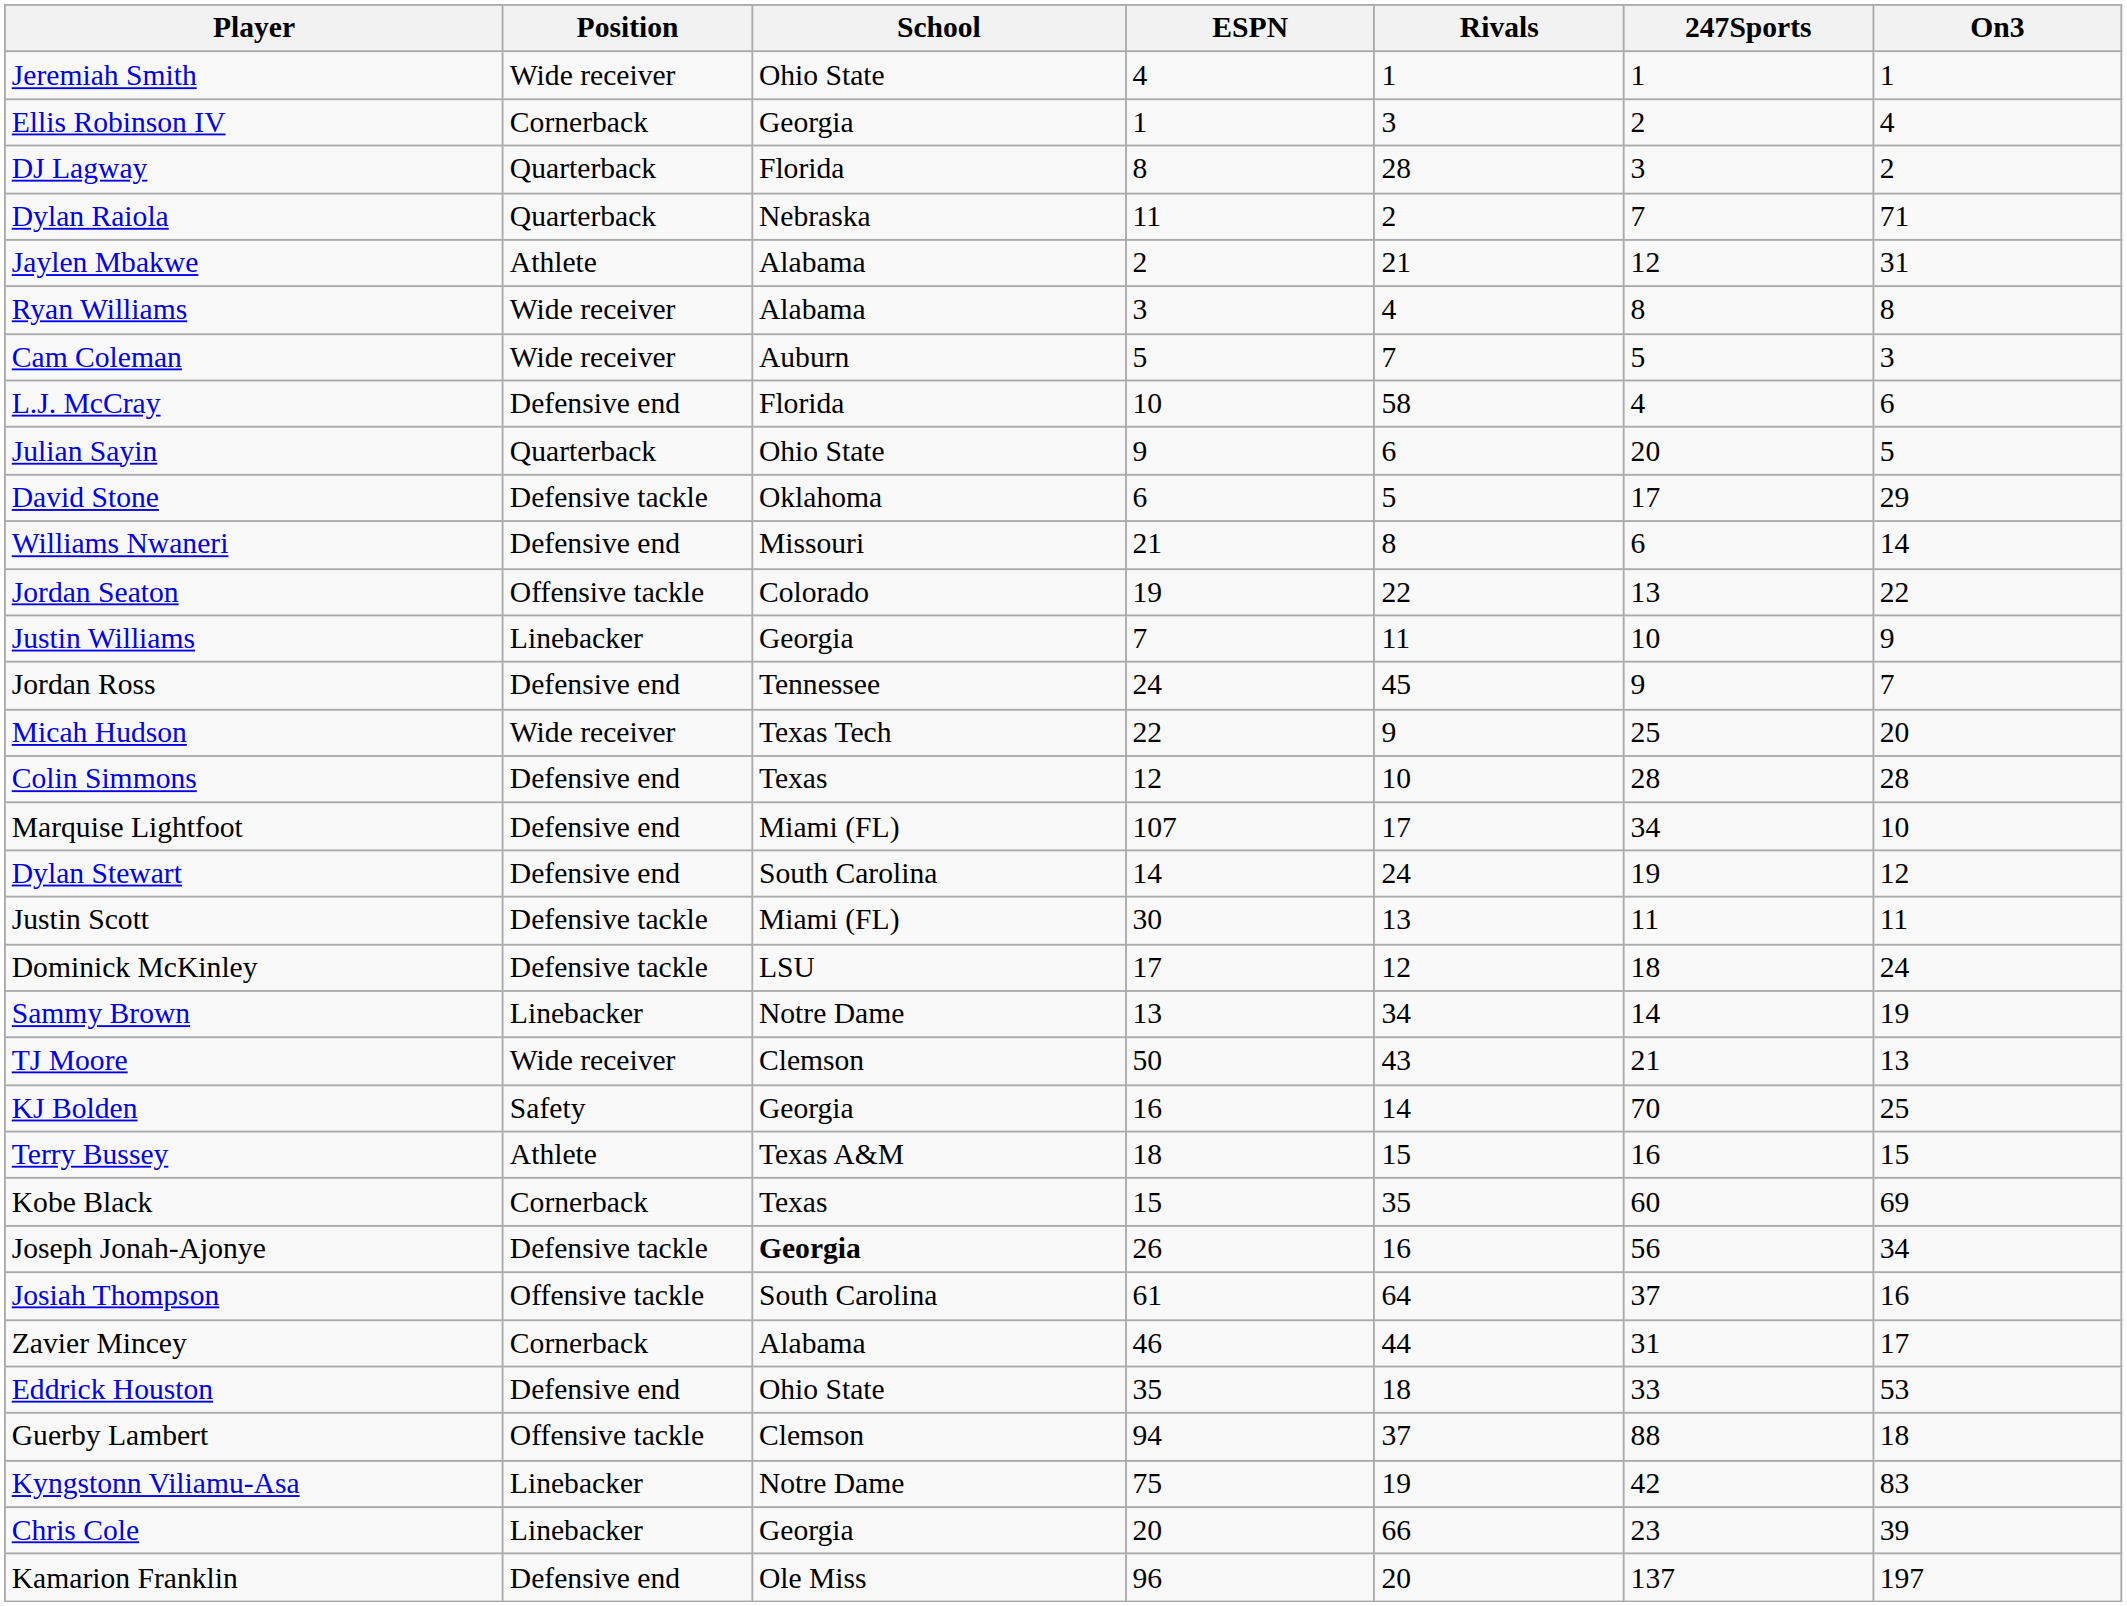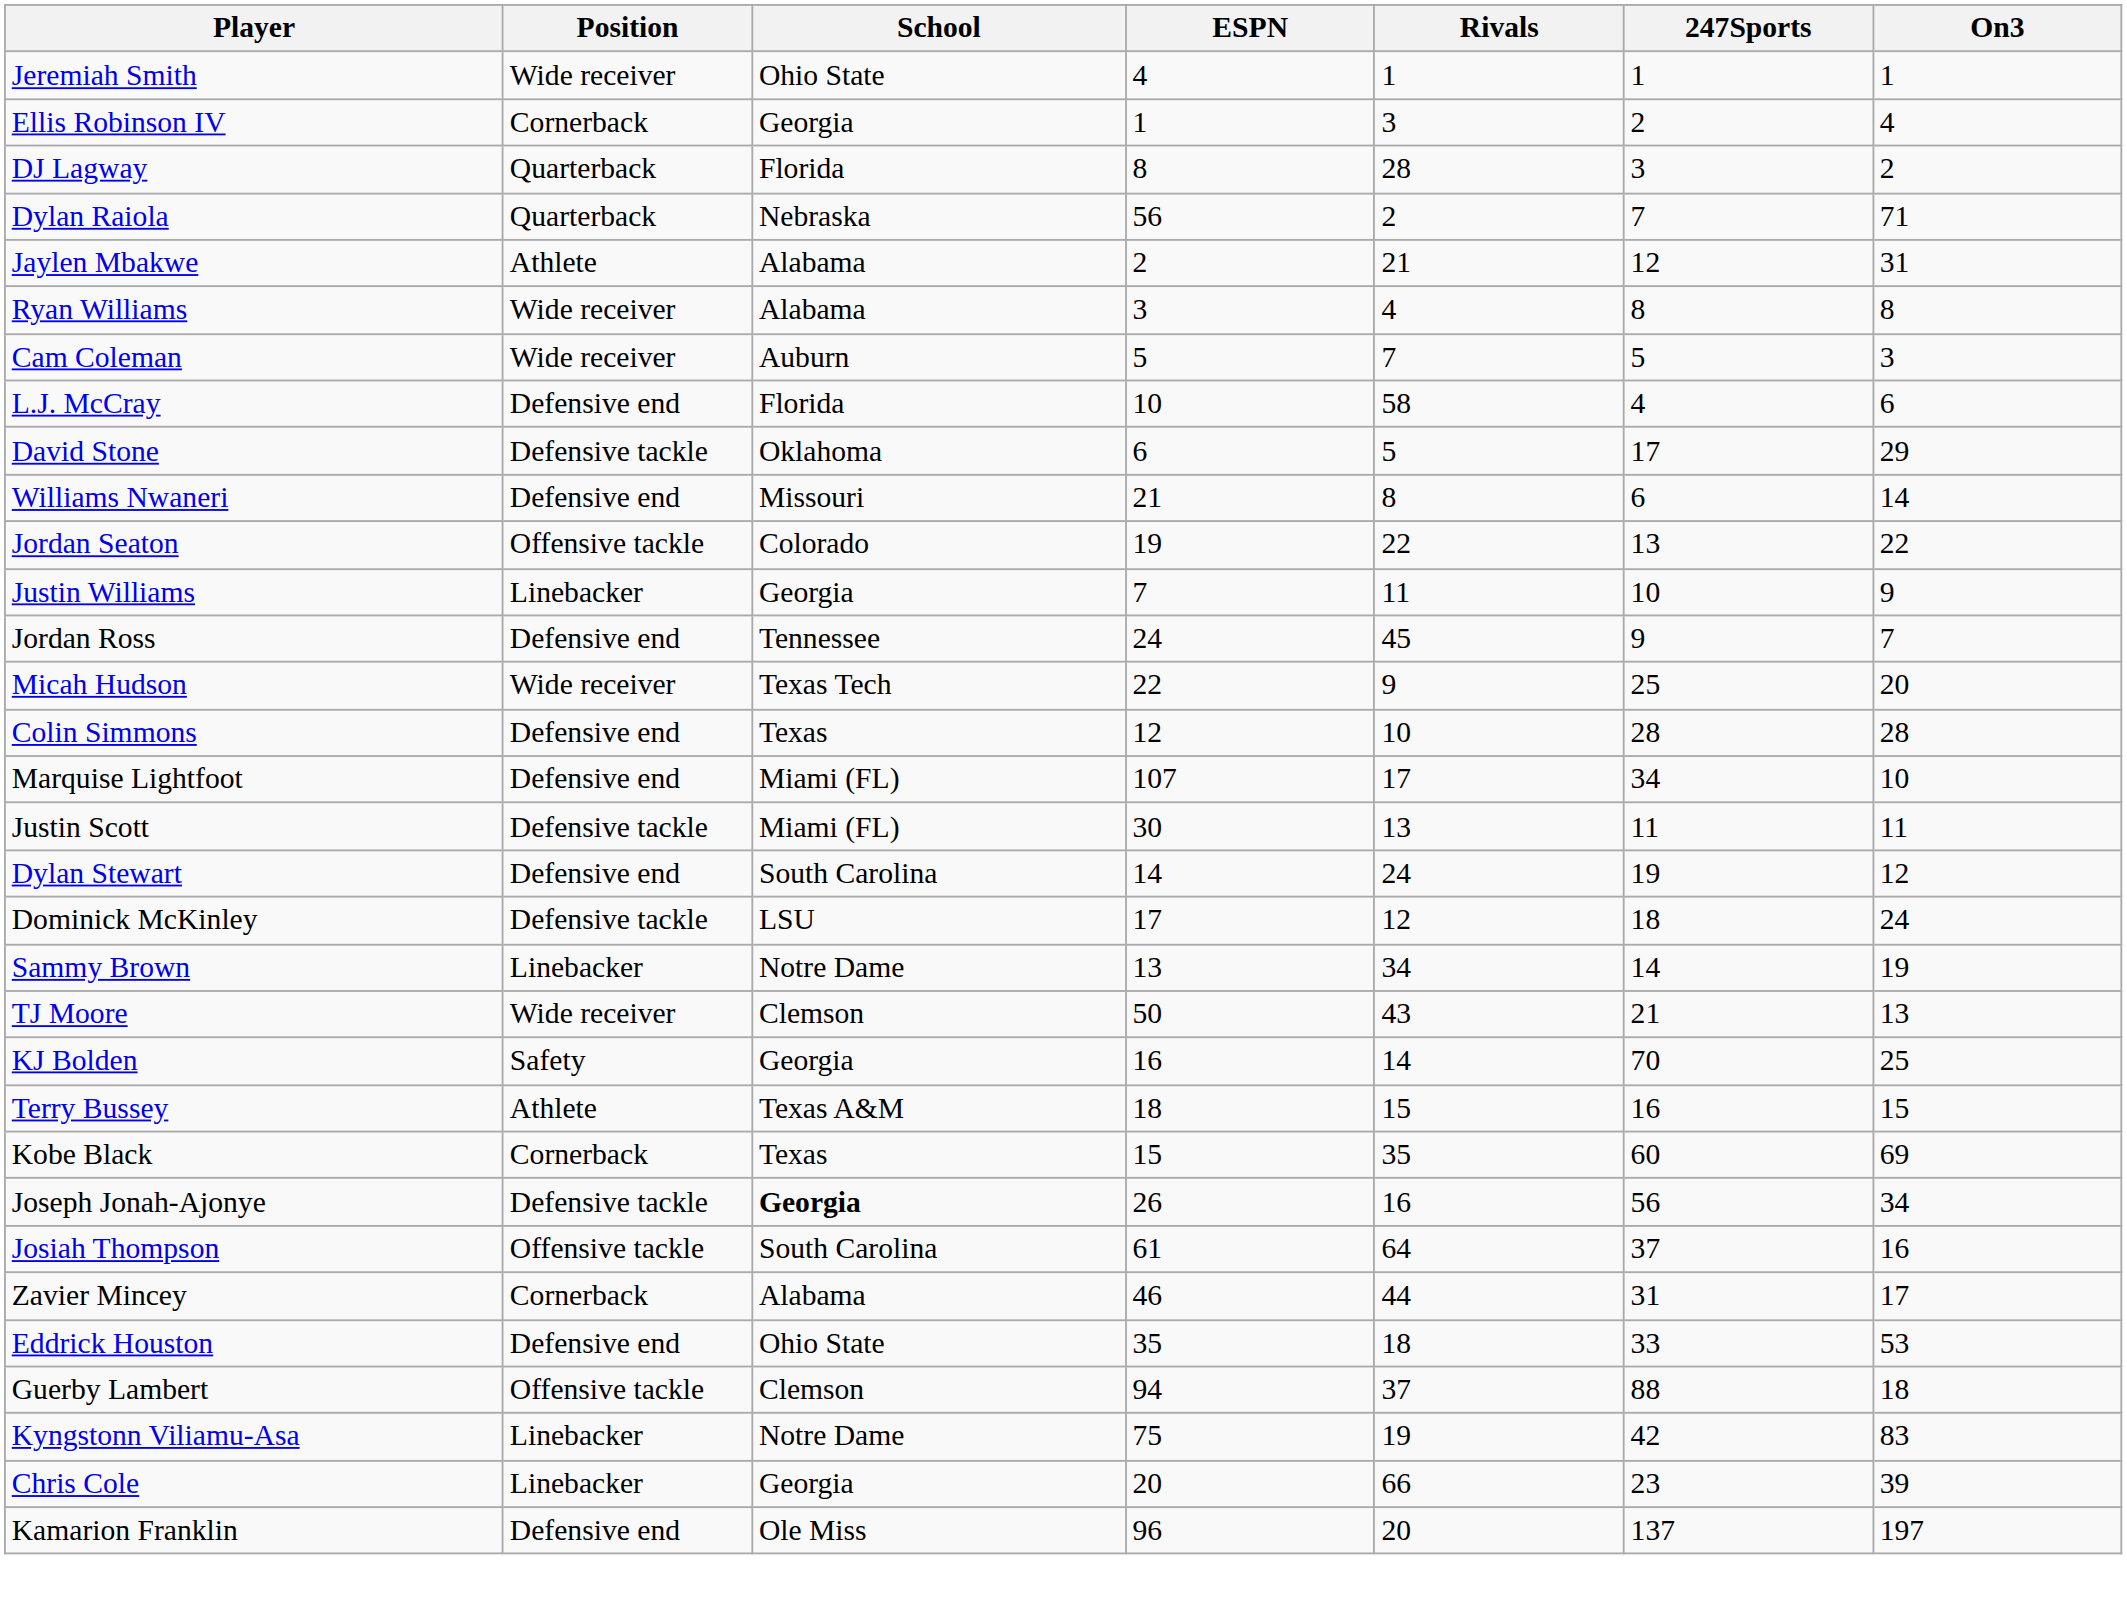(1147, 215) 11 -> (1147, 215) 56
- row: (85, 450)
rows swapped: (80, 919) <-> (97, 872)
